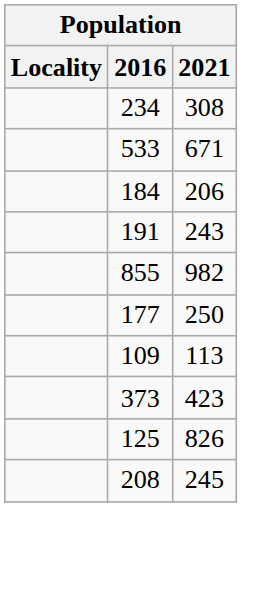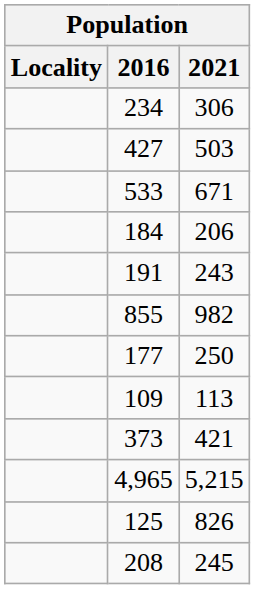(204, 107) 308 -> (214, 107) 306
+ row: (143, 149)
(204, 397) 423 -> (214, 438) 421
+ row: (143, 480)
